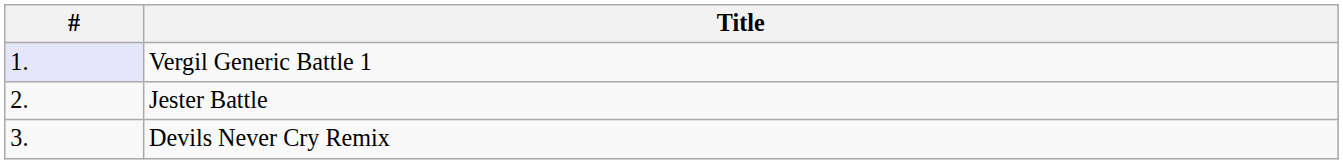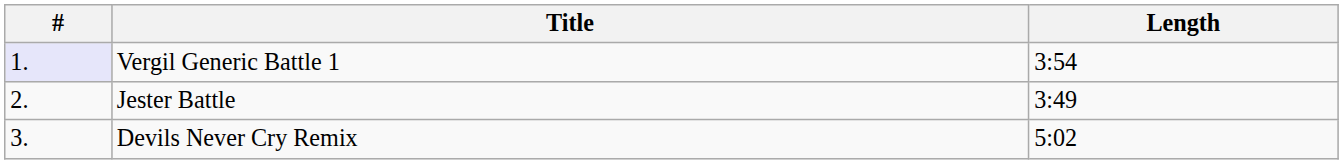+ column: (1183, 23)
